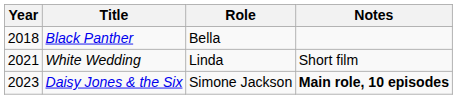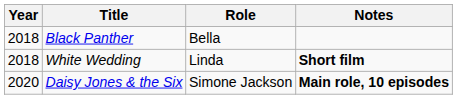(23, 60) 2021 -> (23, 60) 2018
(328, 60) normal -> (332, 60) bold
(23, 82) 2023 -> (23, 82) 2020
